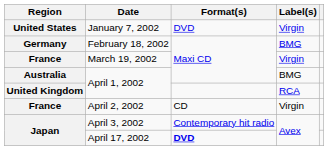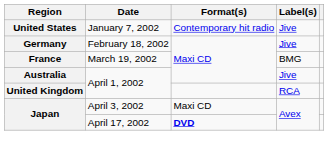(184, 28) DVD -> (224, 28) Contemporary hit radio
(291, 28) Virgin -> (288, 28) Jive
(290, 43) BMG -> (288, 43) Jive
(291, 59) Virgin -> (290, 59) BMG
(290, 75) BMG -> (288, 75) Jive
- row: (45, 106)
(224, 122) Contemporary hit radio -> (192, 106) Maxi CD
